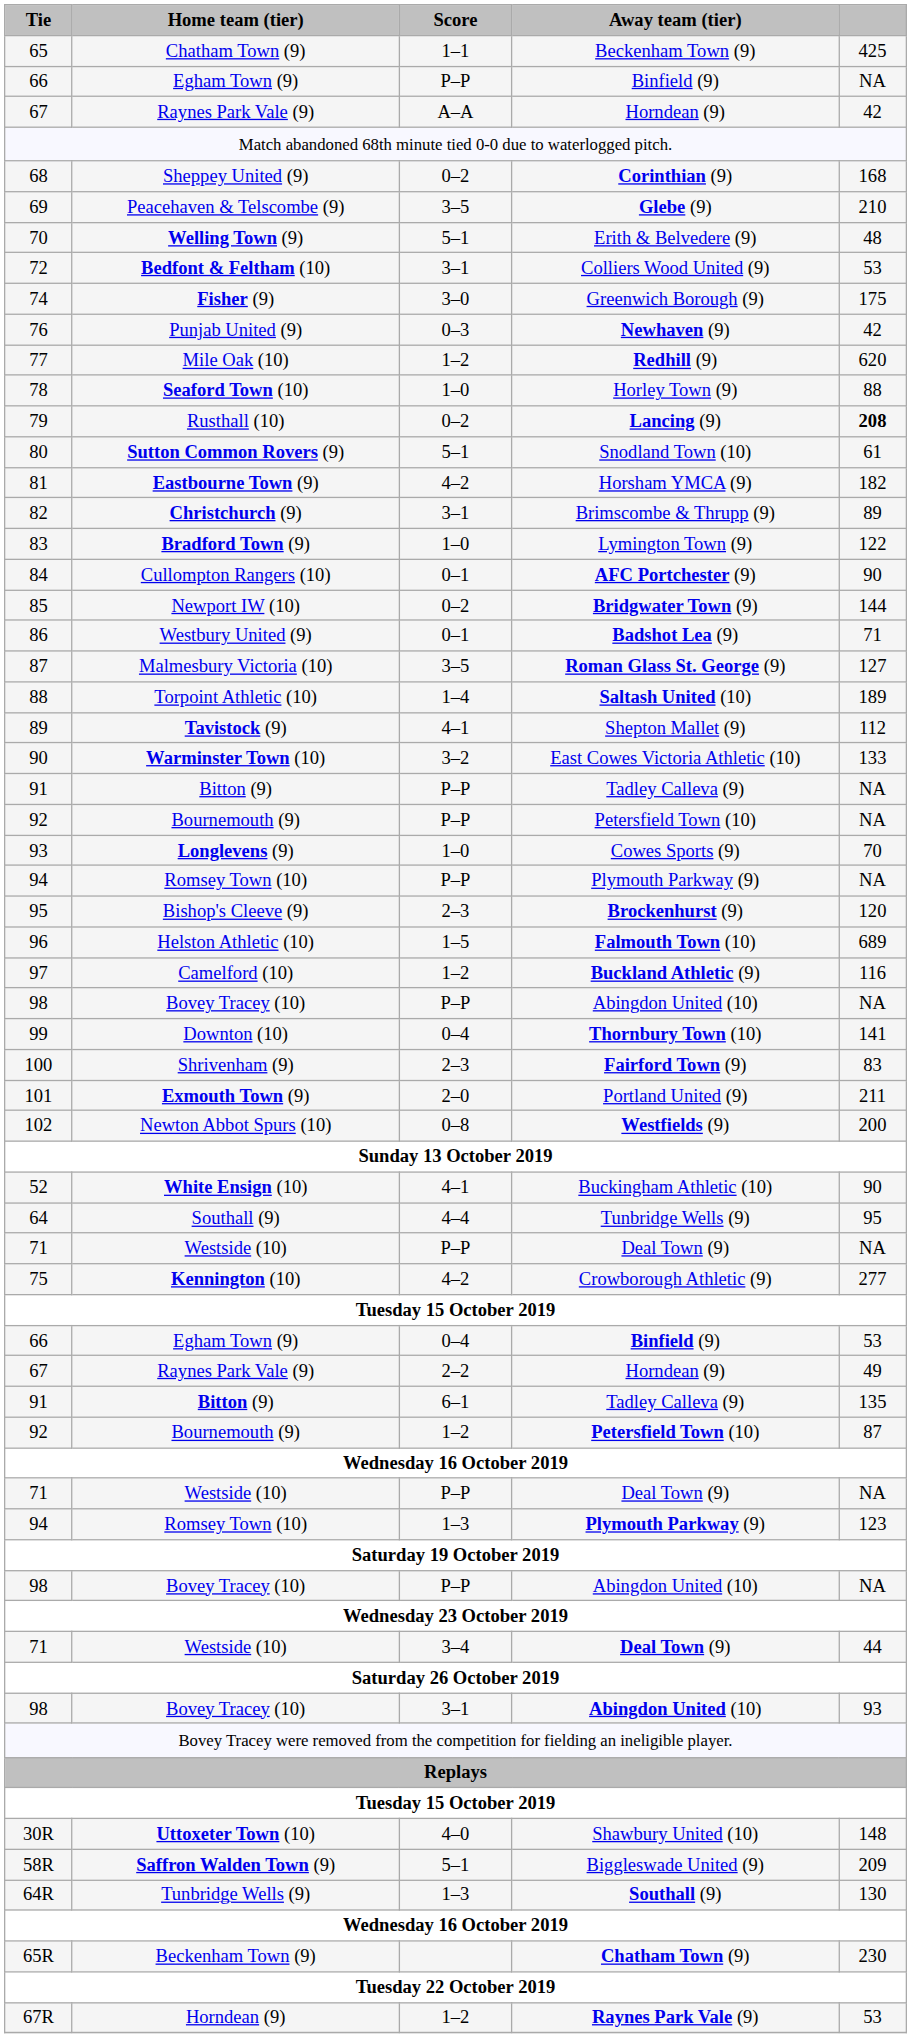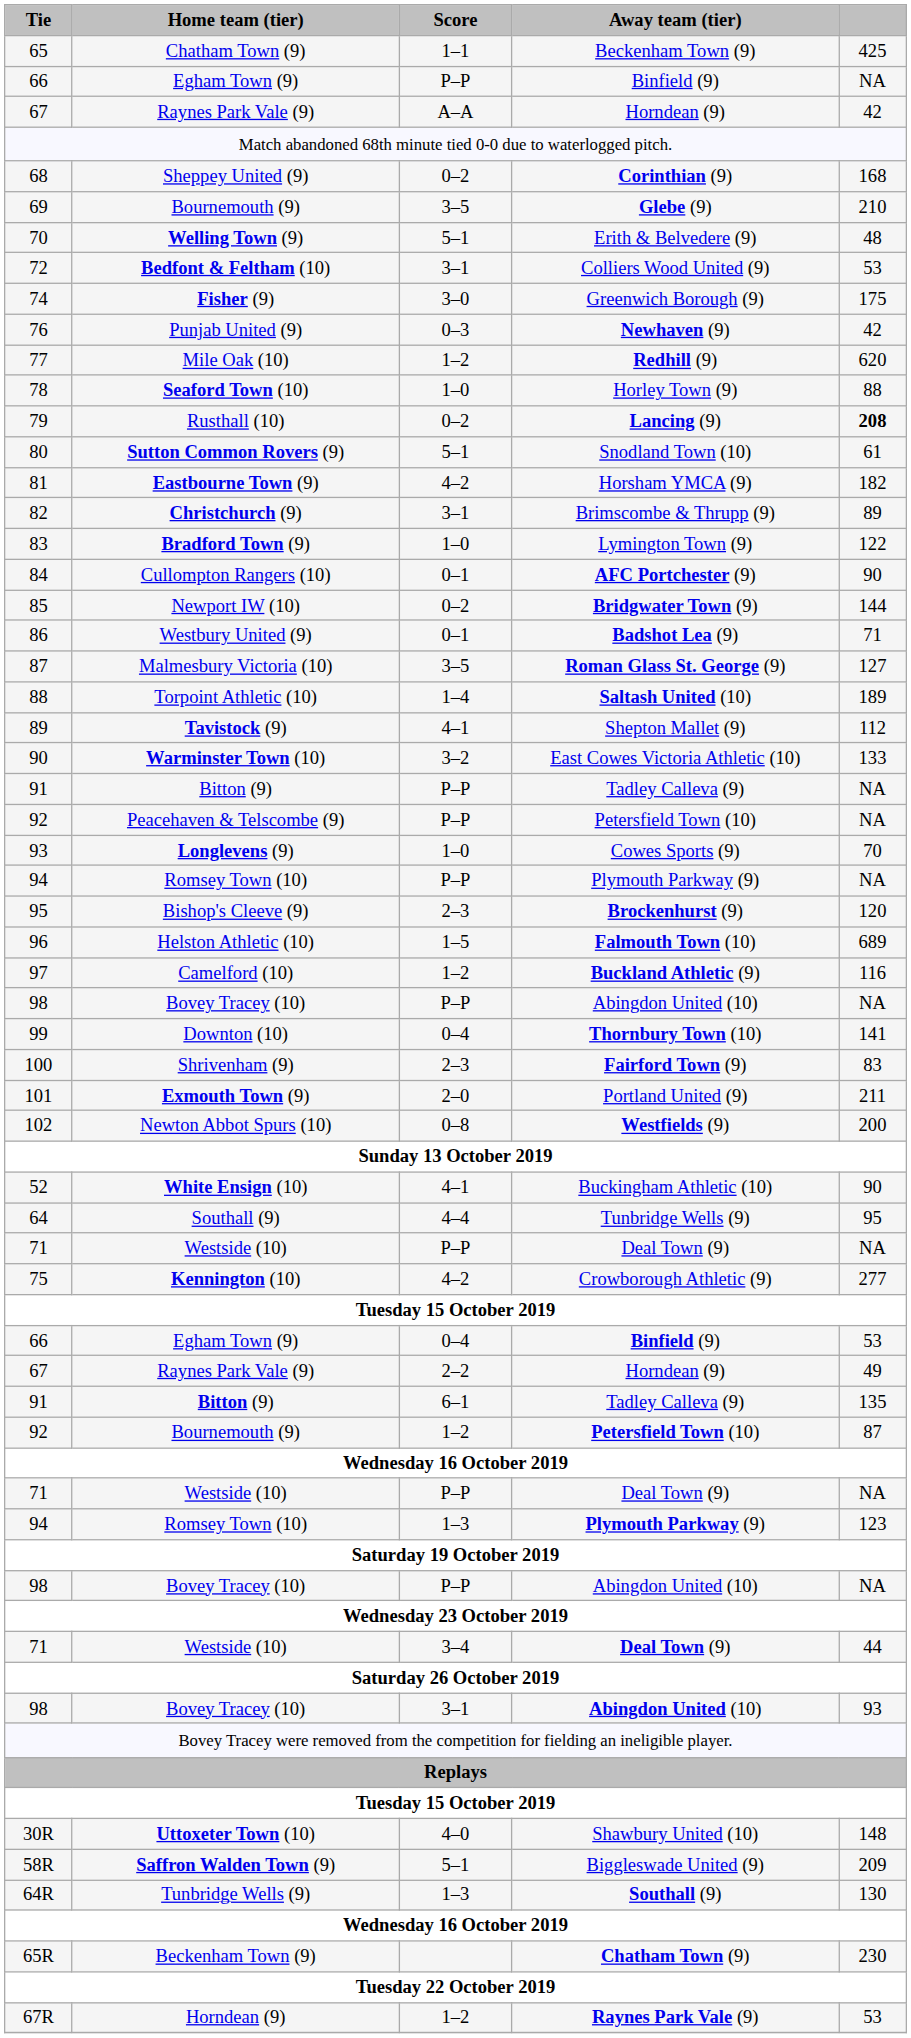(236, 207) Peacehaven & Telscombe (9) -> (236, 207) Bournemouth (9)
(236, 819) Bournemouth (9) -> (236, 819) Peacehaven & Telscombe (9)
